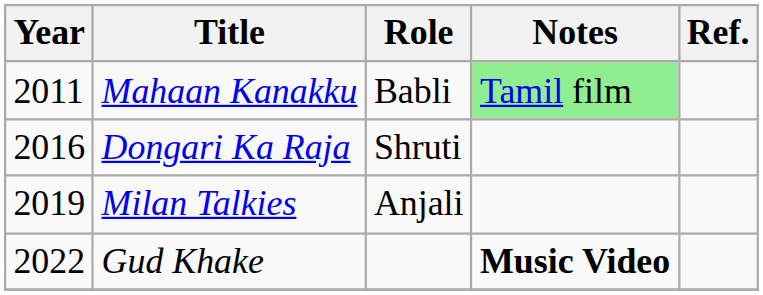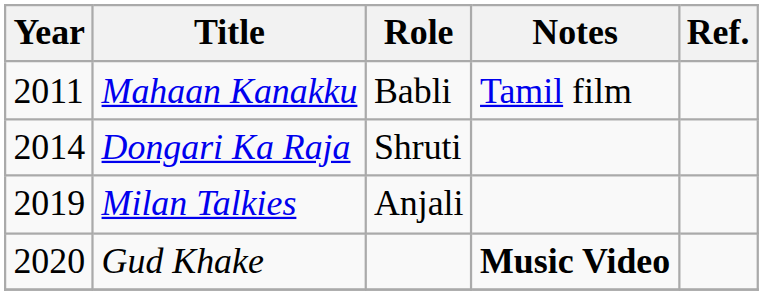(556, 89) lightgreen background -> (556, 89) no background
(49, 146) 2016 -> (49, 146) 2014
(49, 260) 2022 -> (49, 260) 2020
